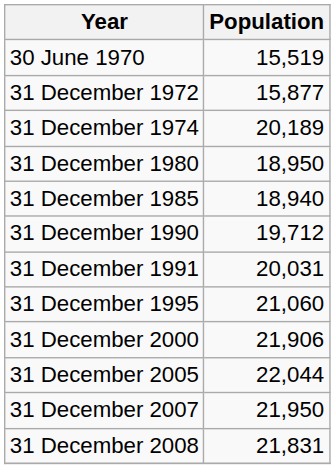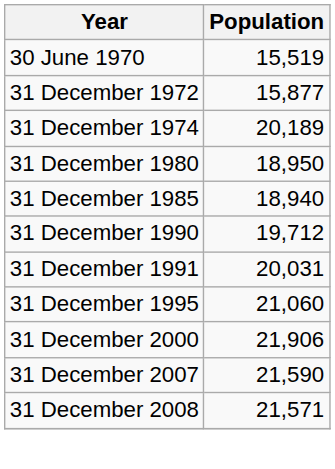- row: (104, 374)
(290, 410) 21,950 -> (290, 374) 21,590
(290, 445) 21,831 -> (290, 410) 21,571
